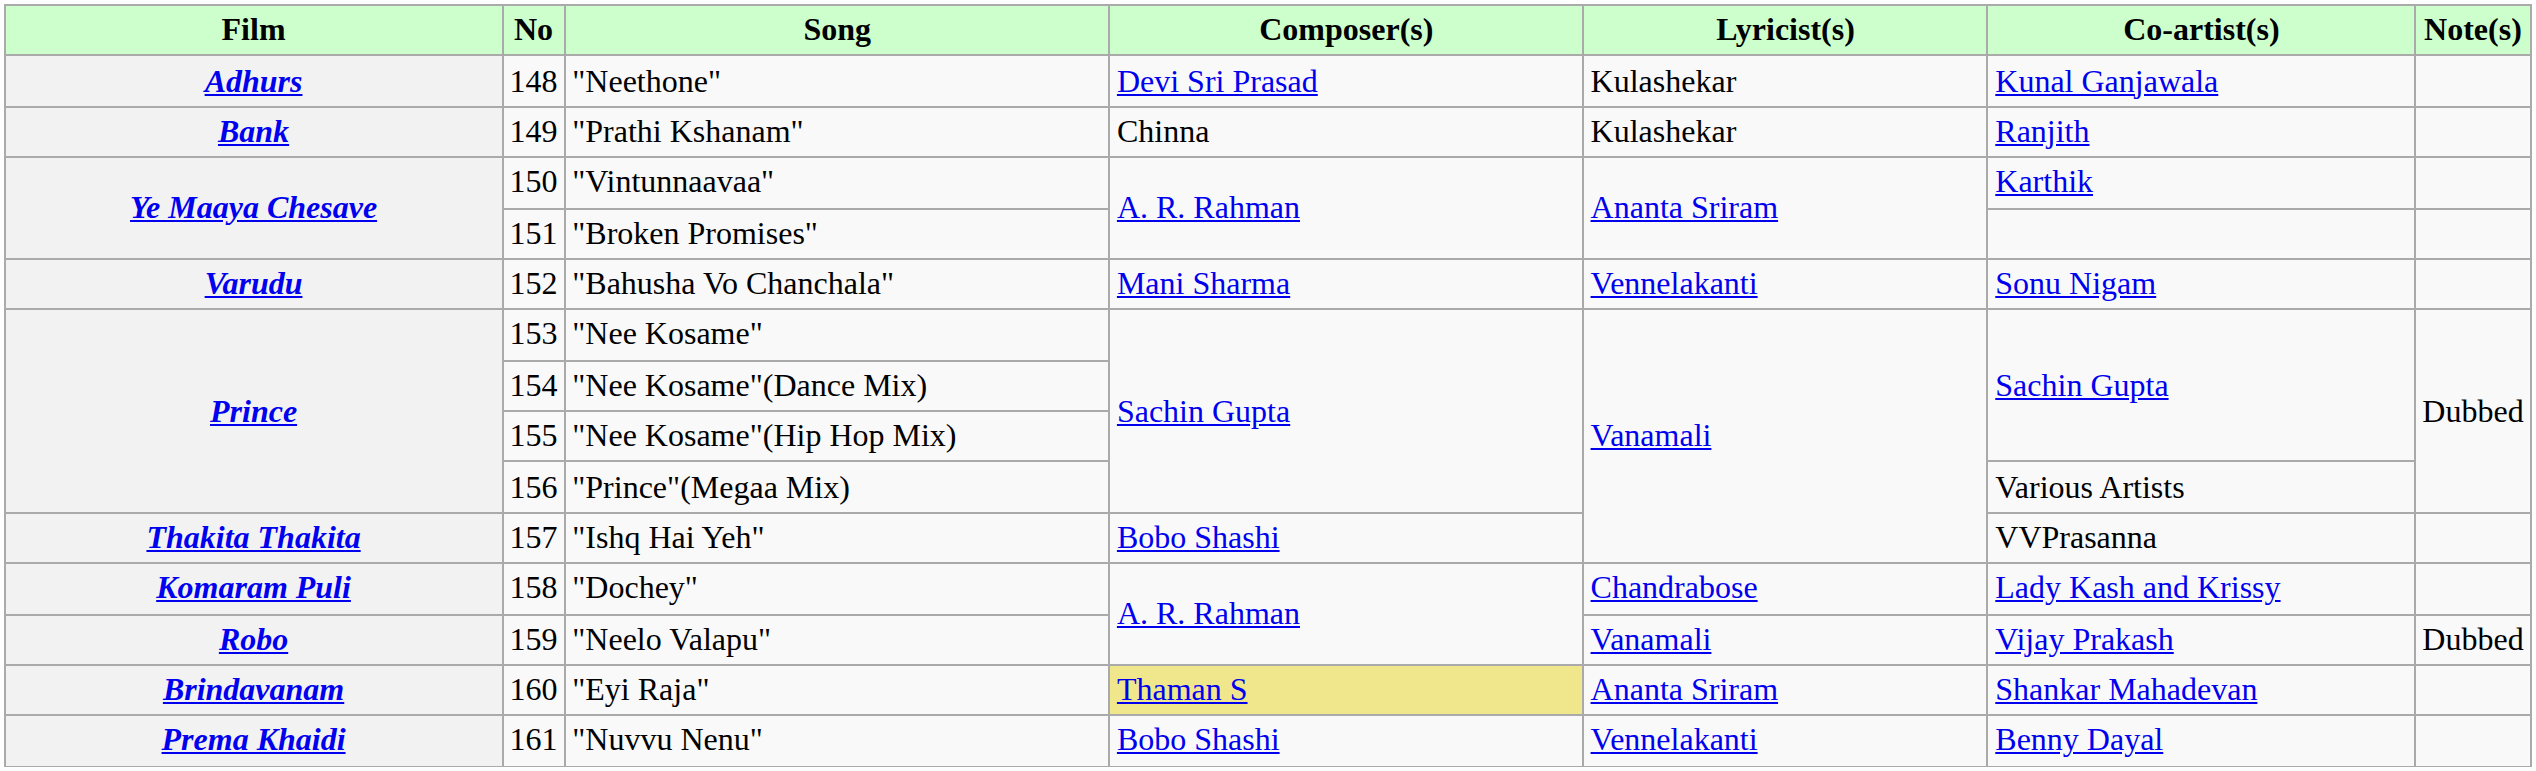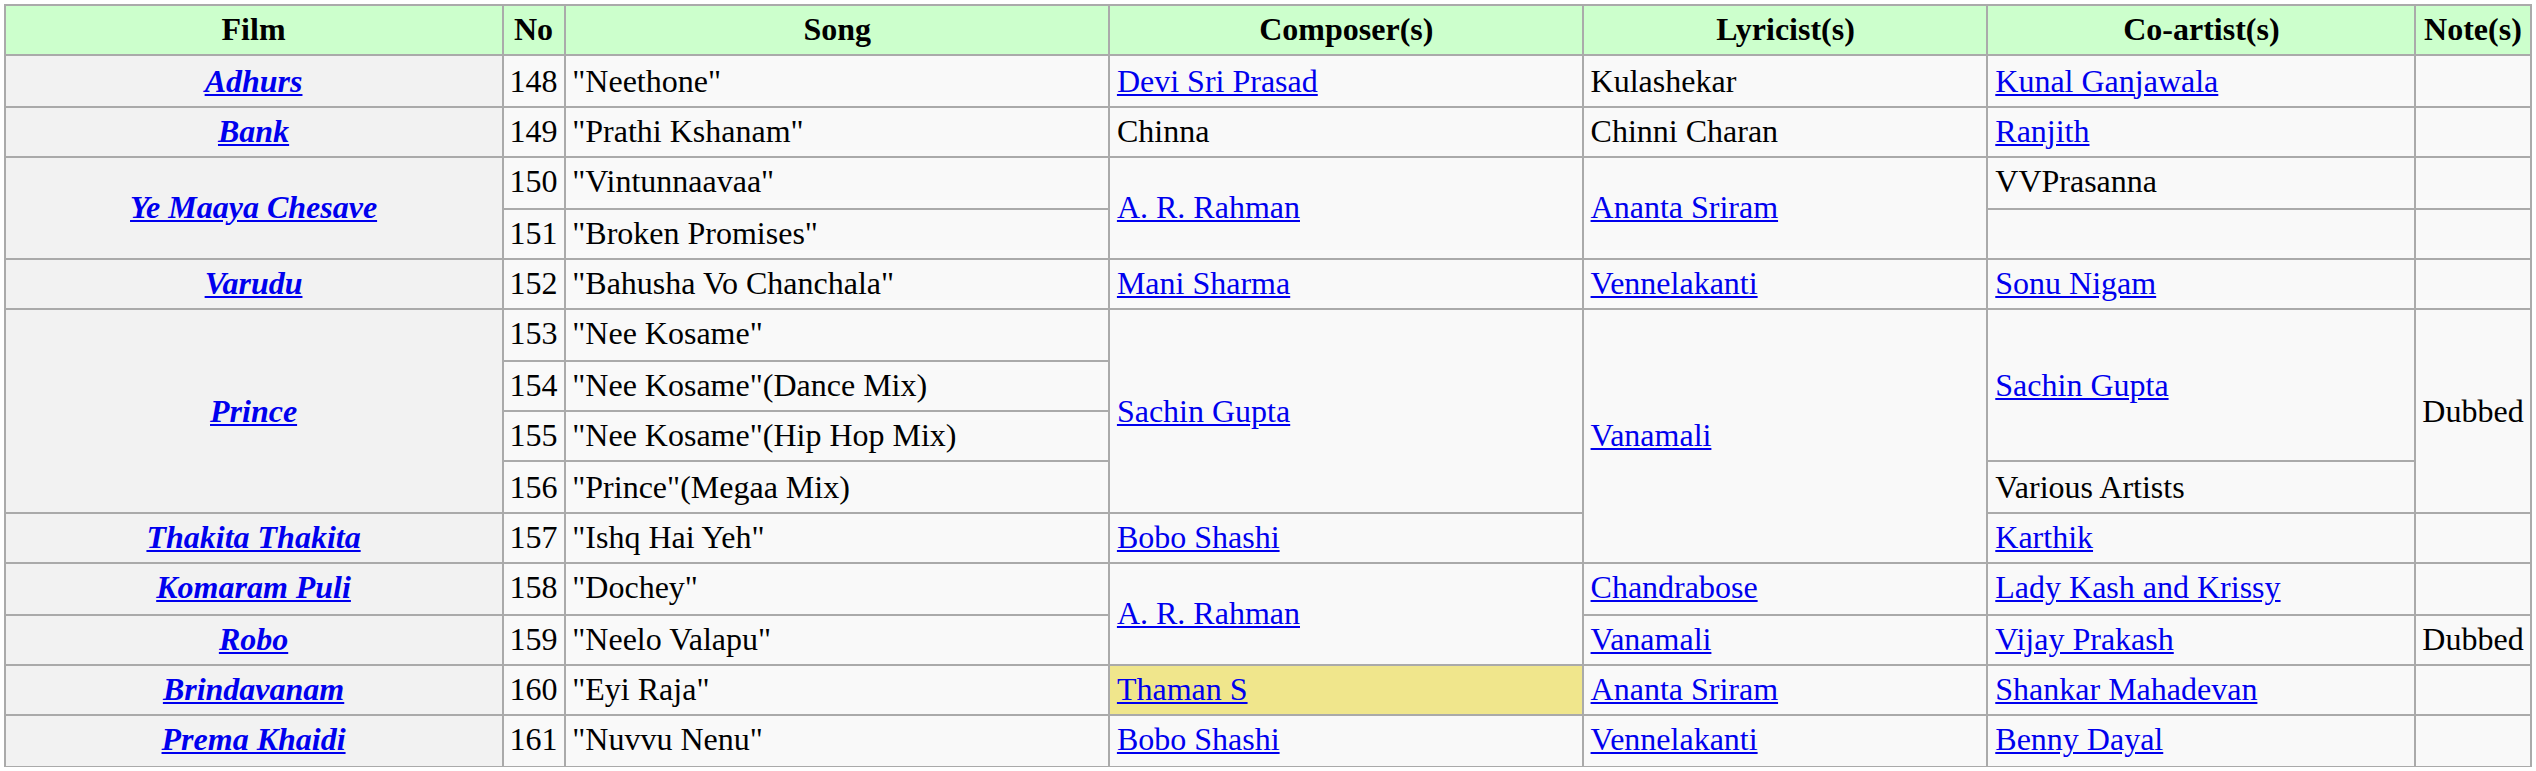(1663, 131) Kulashekar -> (1684, 131) Chinni Charan
(2044, 182) Karthik -> (2076, 182) VVPrasanna
(2076, 537) VVPrasanna -> (2044, 537) Karthik
